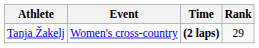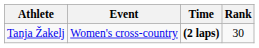(238, 33) 29 -> (238, 33) 30
